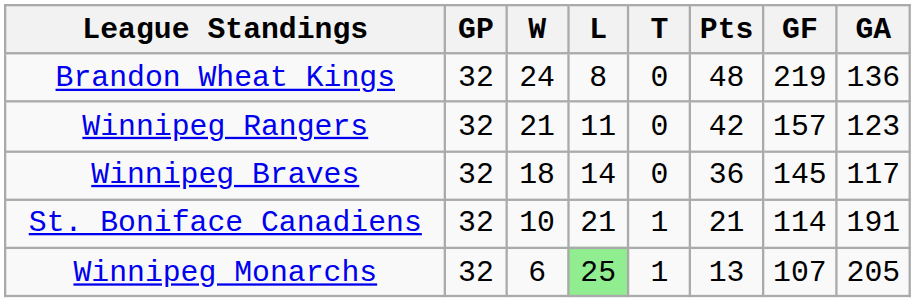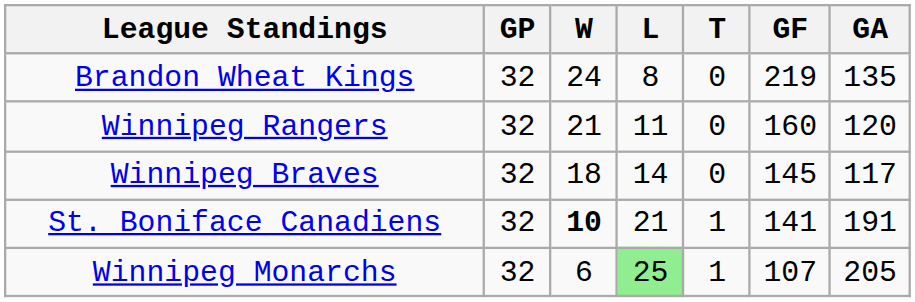- column: (727, 29)
(873, 78) 136 -> (870, 78) 135
(800, 126) 157 -> (790, 126) 160
(873, 126) 123 -> (870, 126) 120
(537, 223) normal -> (584, 223) bold
(800, 223) 114 -> (790, 223) 141
